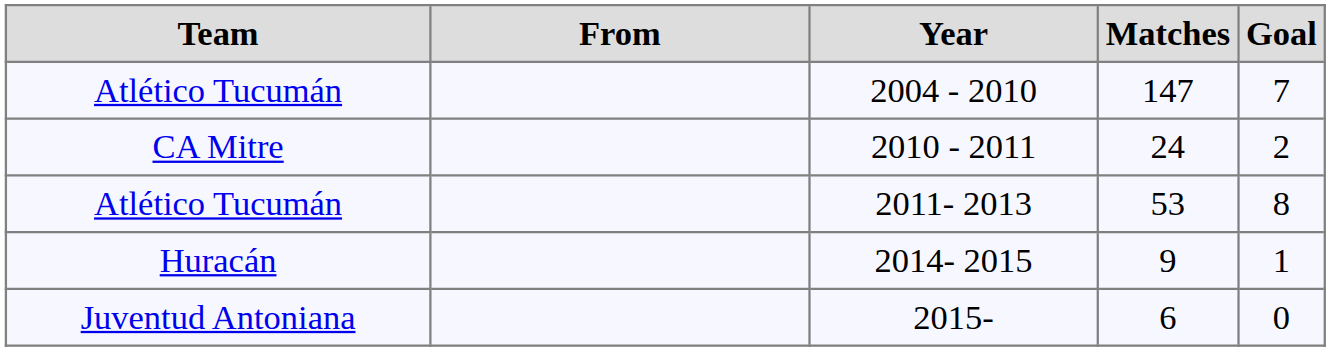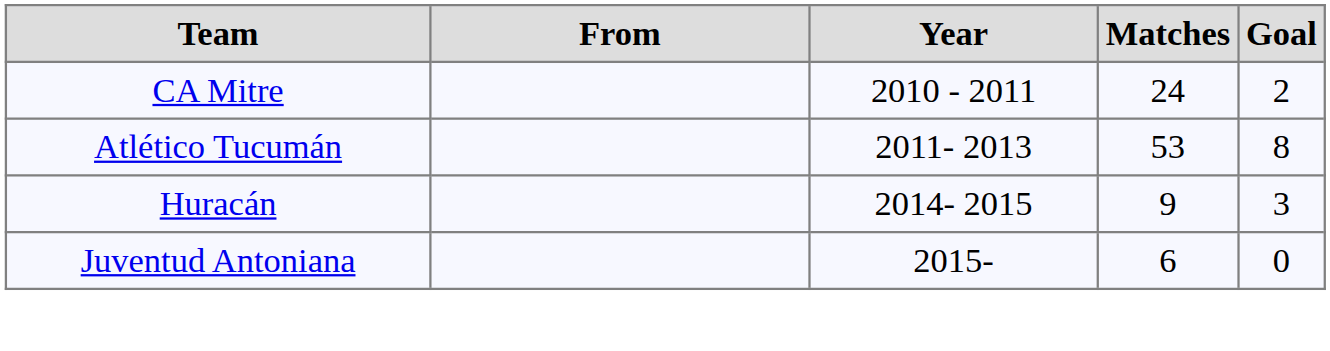- row: (954, 89)
(1281, 259) 1 -> (1281, 203) 3
